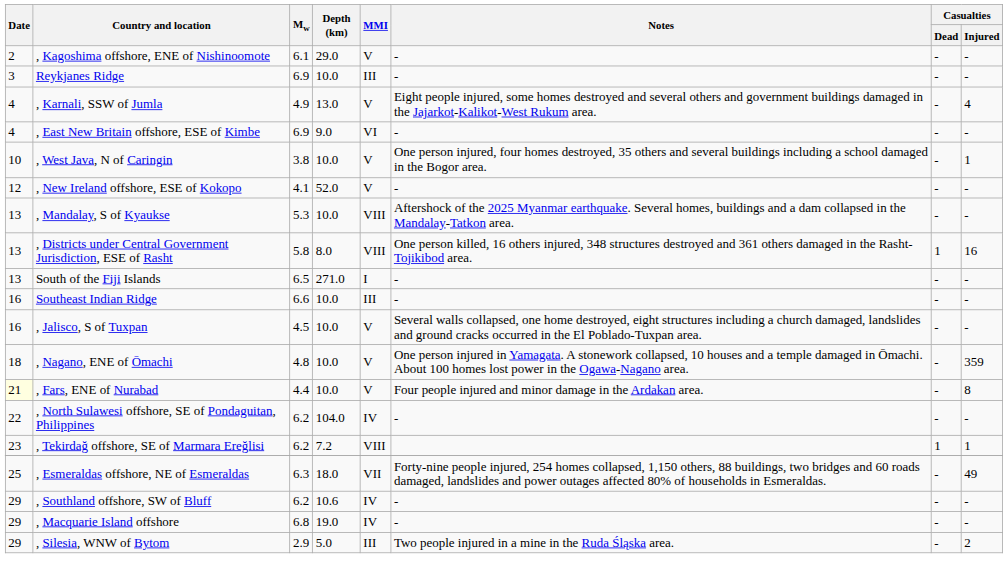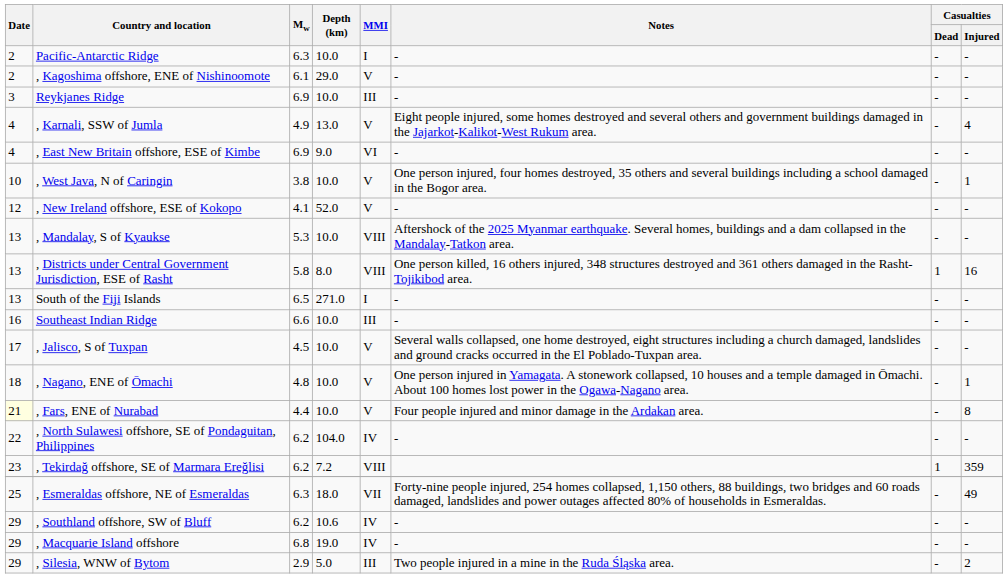+ row: (97, 55)
(15, 327) 16 -> (15, 347) 17
(974, 362) 359 -> (968, 382) 1
(968, 445) 1 -> (974, 466) 359
